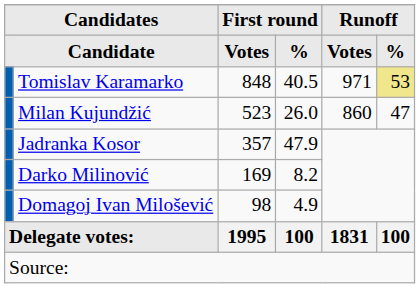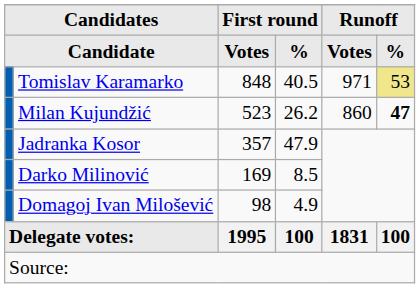(301, 112) 26.0 -> (301, 112) 26.2
(400, 112) normal -> (400, 112) bold
(306, 174) 8.2 -> (306, 174) 8.5
